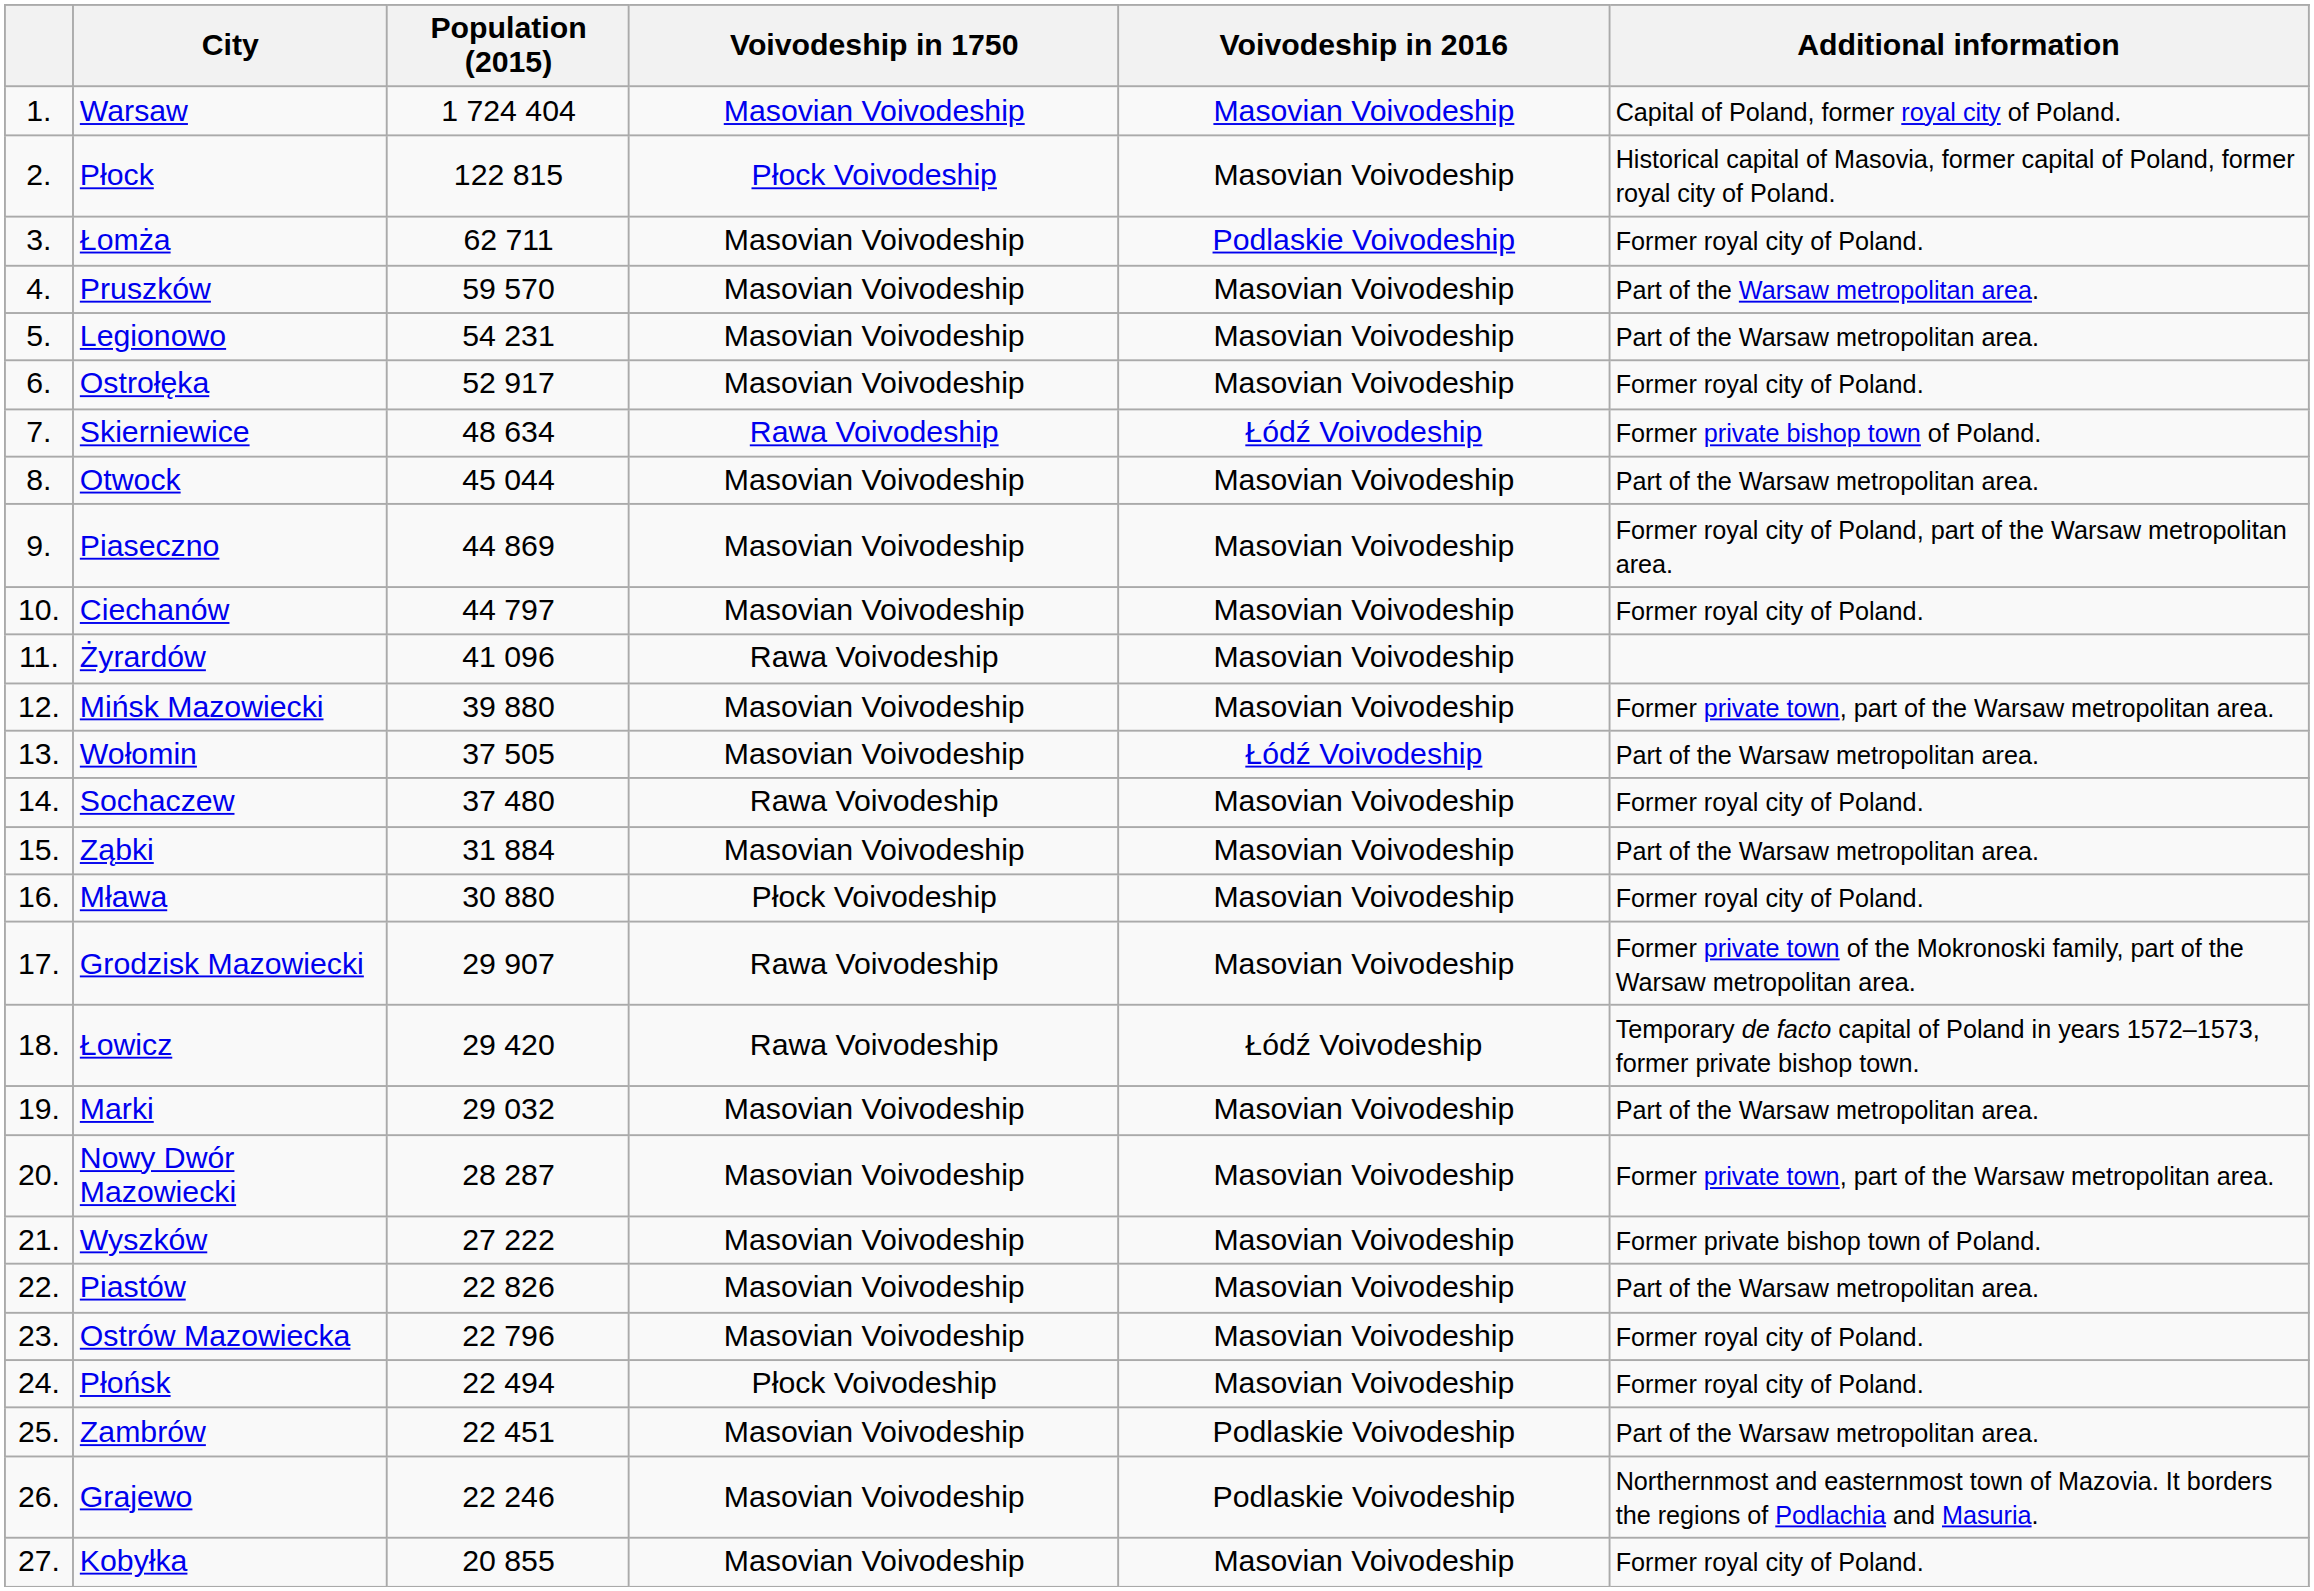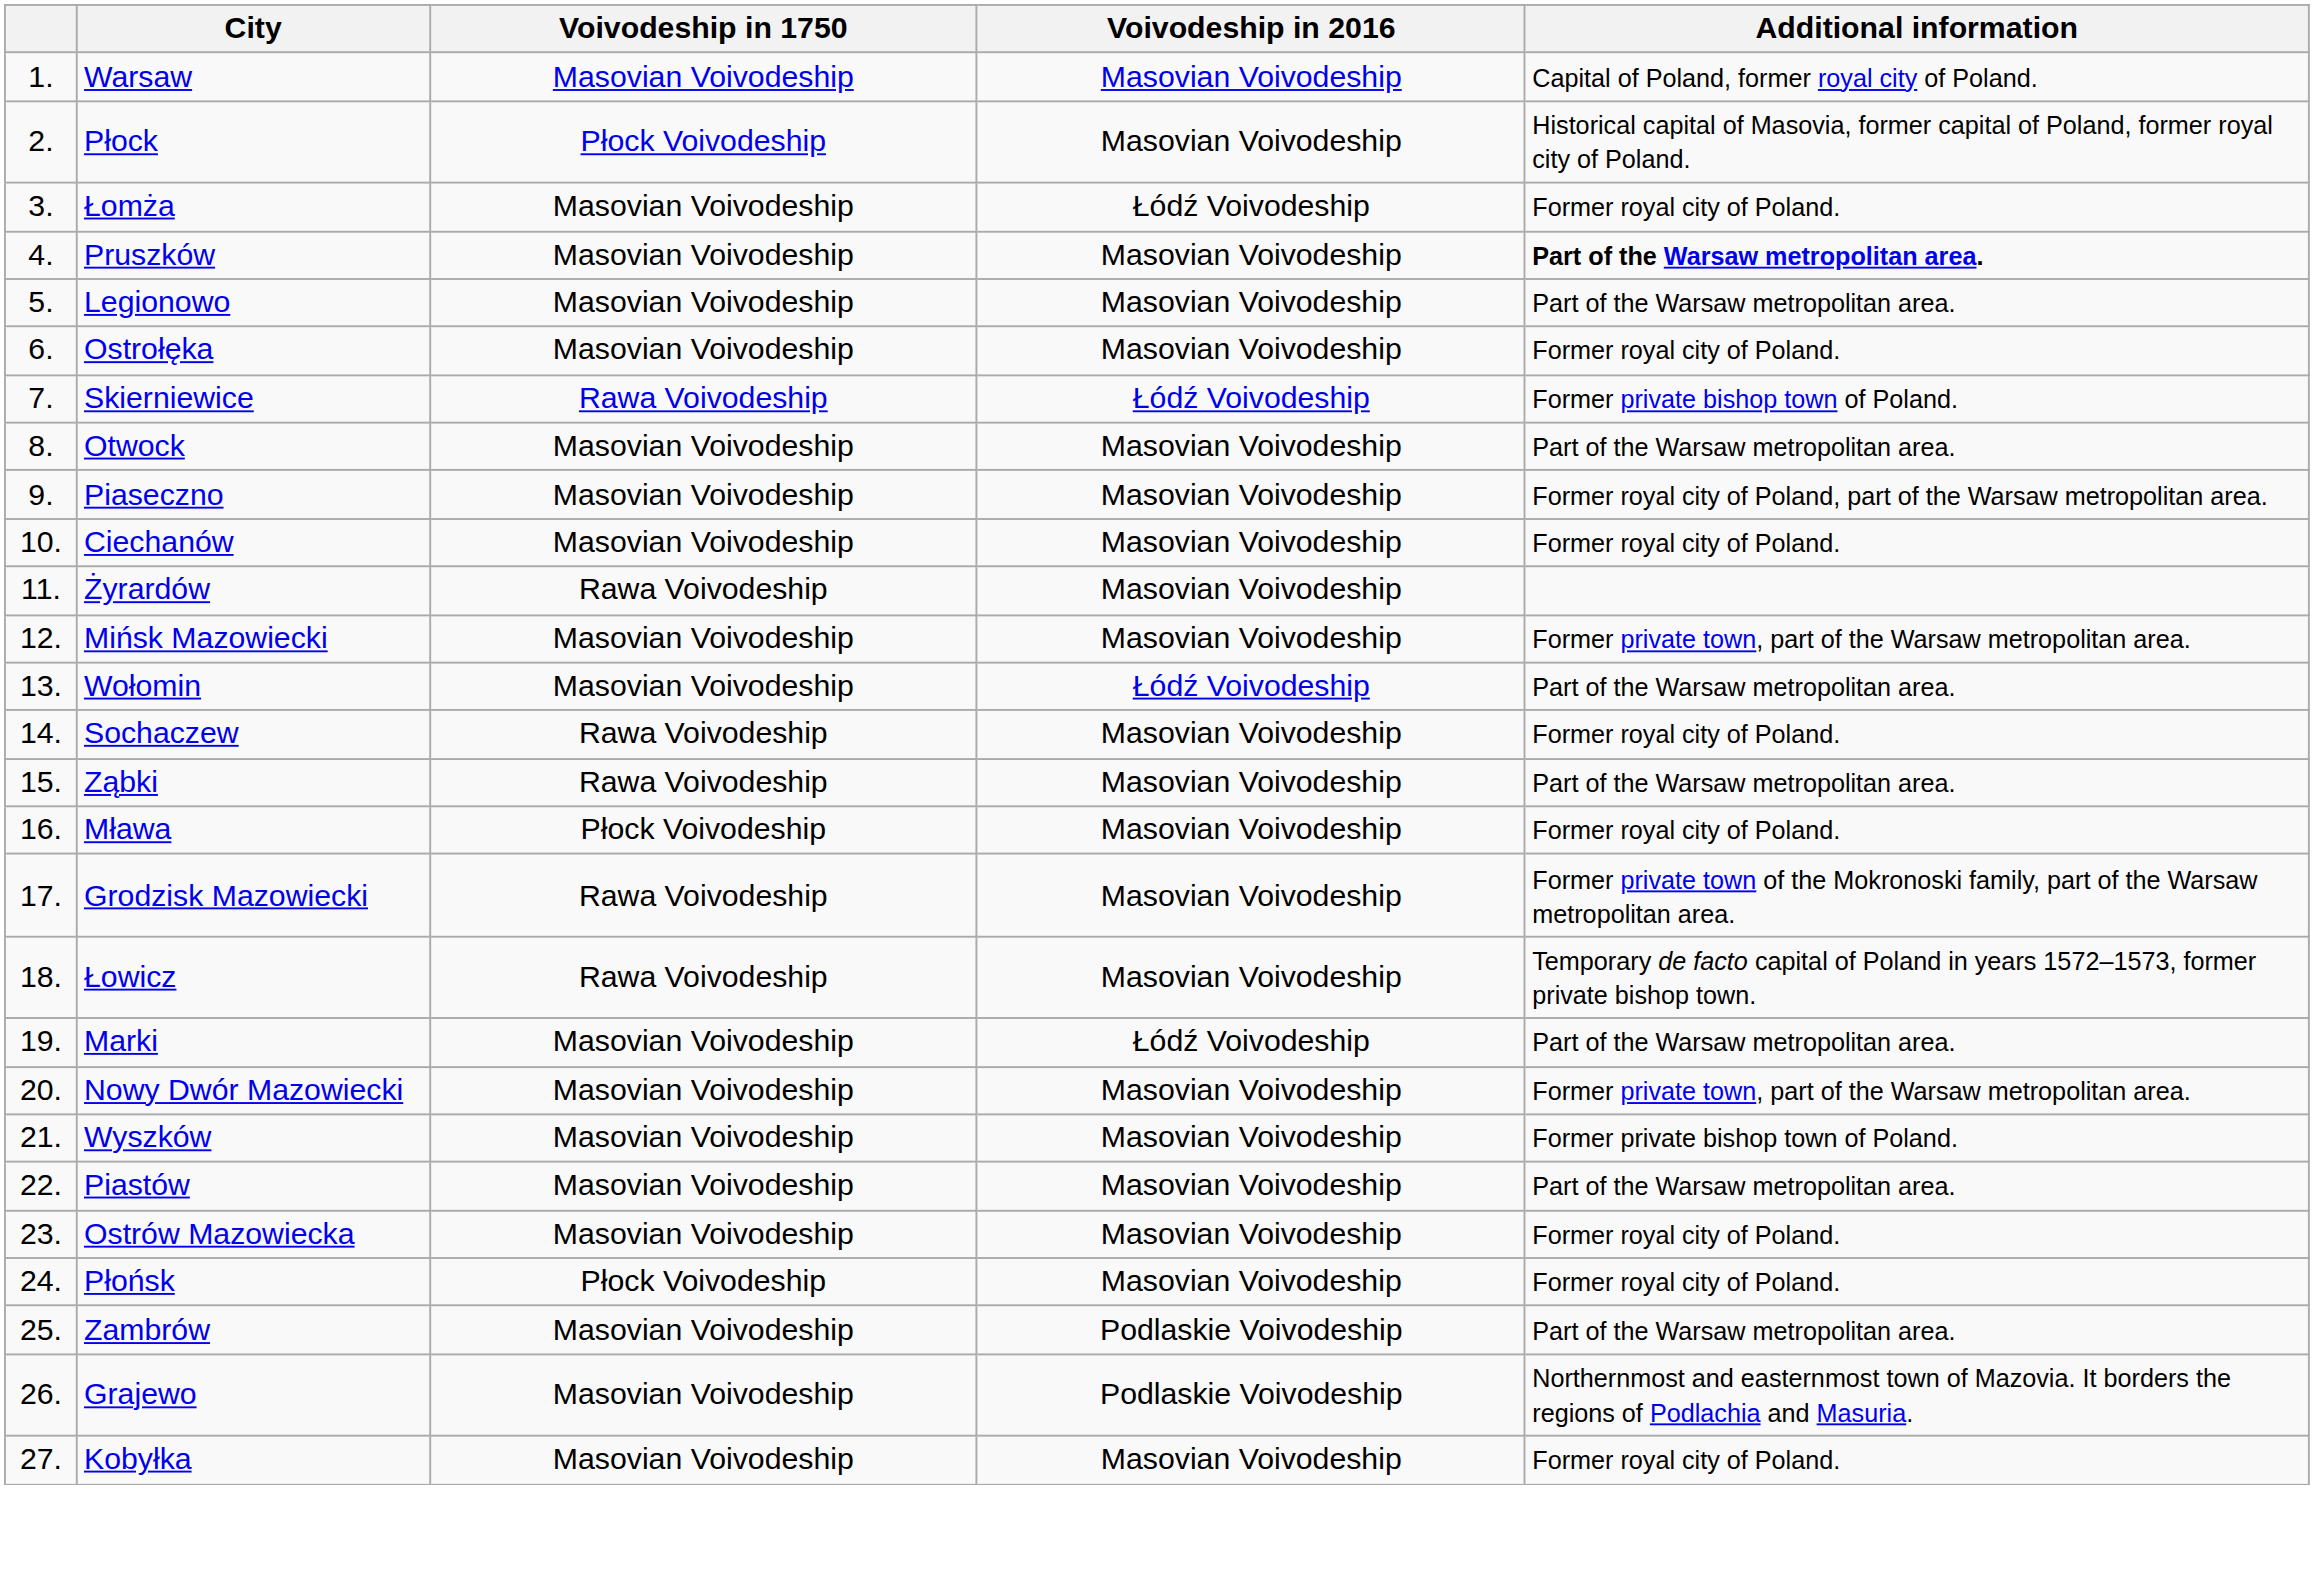- column: (509, 45)
(1364, 240) Podlaskie Voivodeship -> (1251, 206) Łódź Voivodeship
(1827, 290) normal -> (1758, 254) bold
(874, 849) Masovian Voivodeship -> (703, 781) Rawa Voivodeship
(1364, 1044) Łódź Voivodeship -> (1251, 976) Masovian Voivodeship
(1364, 1109) Masovian Voivodeship -> (1251, 1041) Łódź Voivodeship
